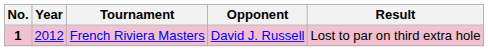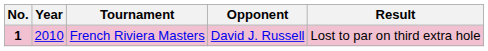(49, 36) 2012 -> (49, 36) 2010
